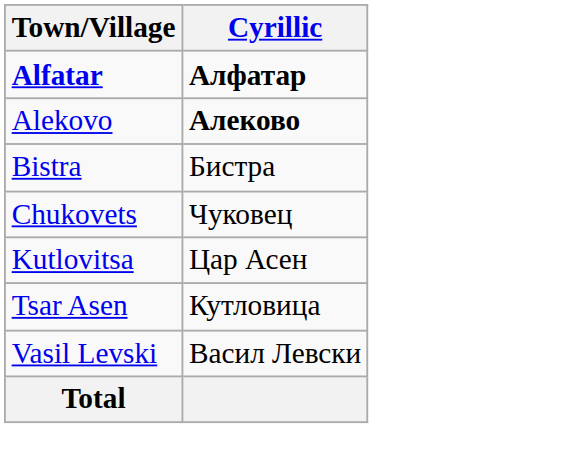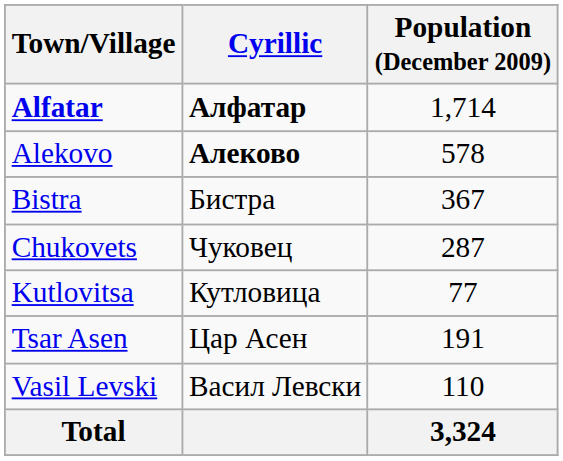+ column: (463, 44)
(248, 259) Цар Асен -> (255, 292) Кутловица
(255, 306) Кутловица -> (248, 339) Цар Асен
